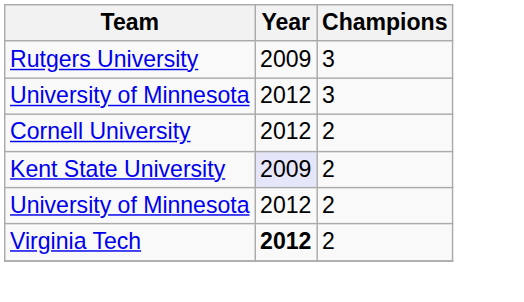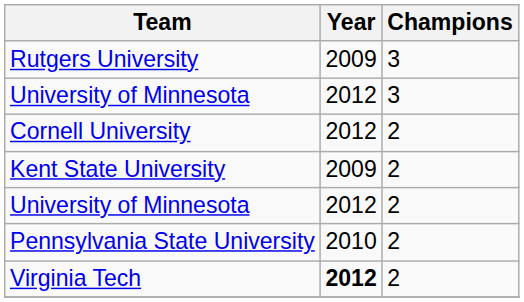(286, 168) lavender background -> (351, 168) no background
+ row: (162, 242)
